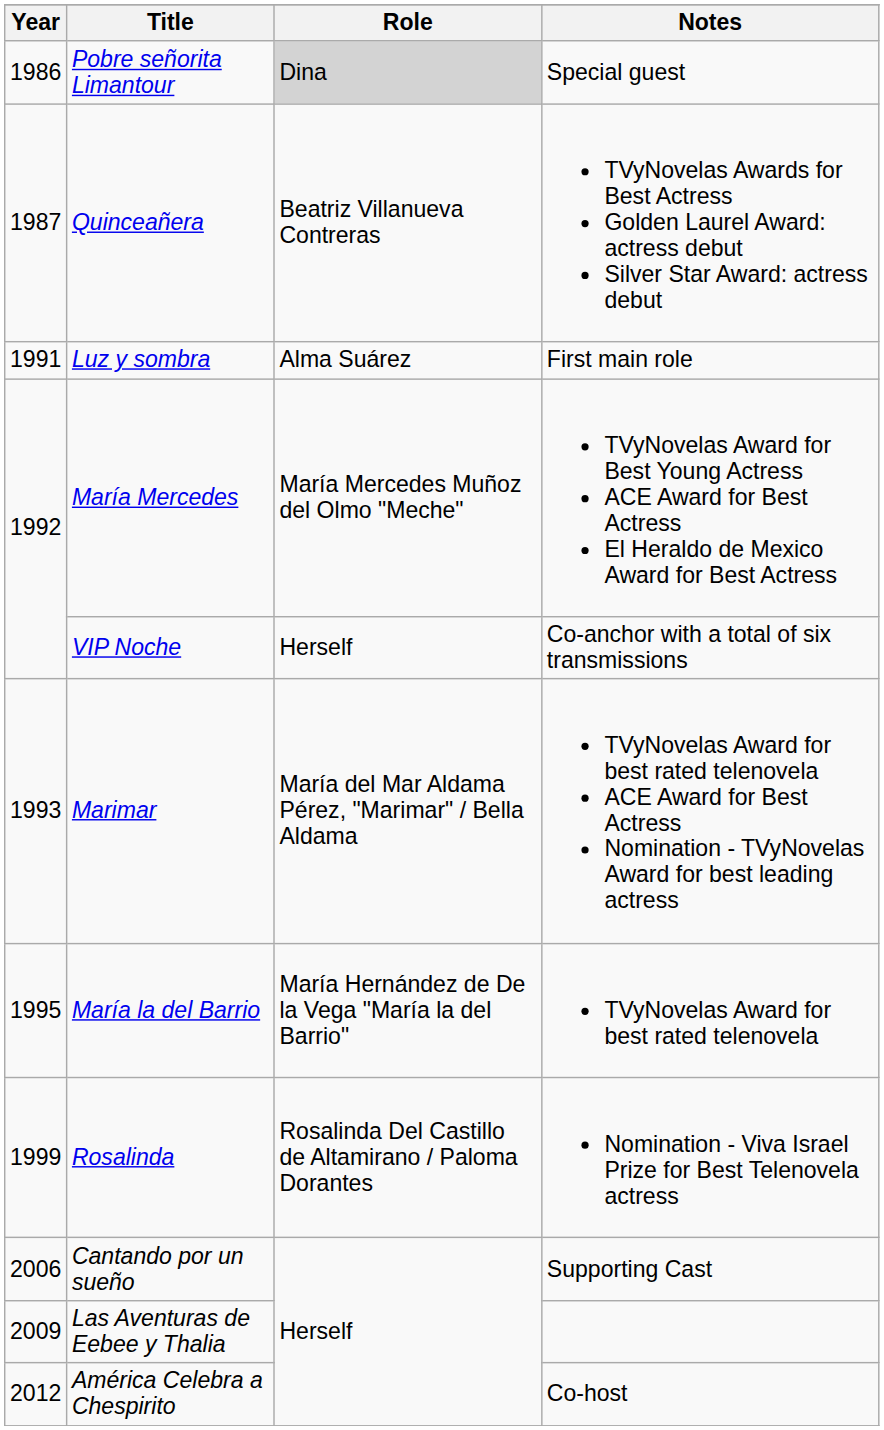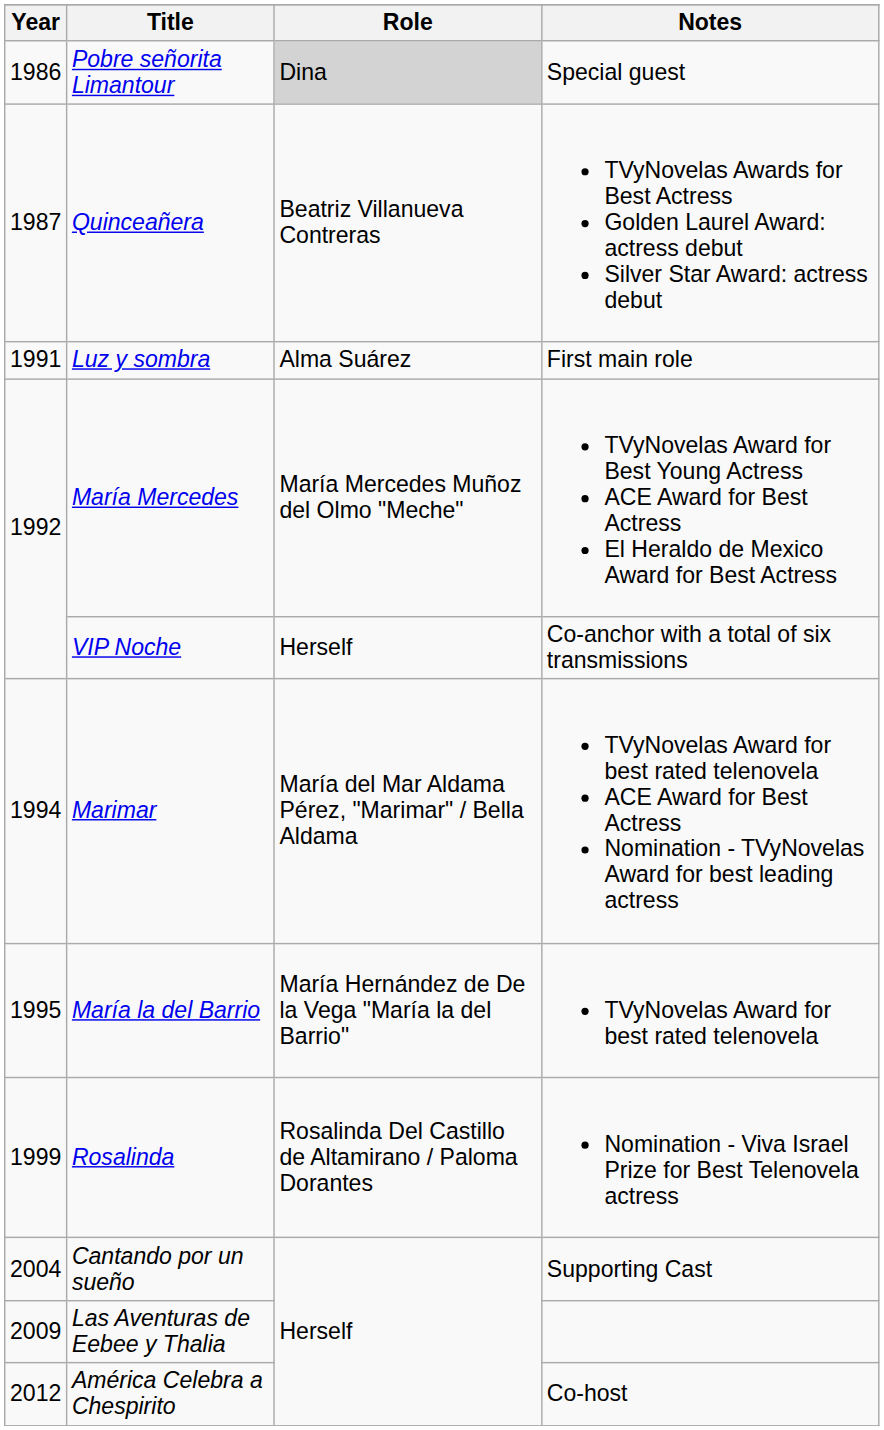(36, 810) 1993 -> (36, 810) 1994
(36, 1268) 2006 -> (36, 1268) 2004
